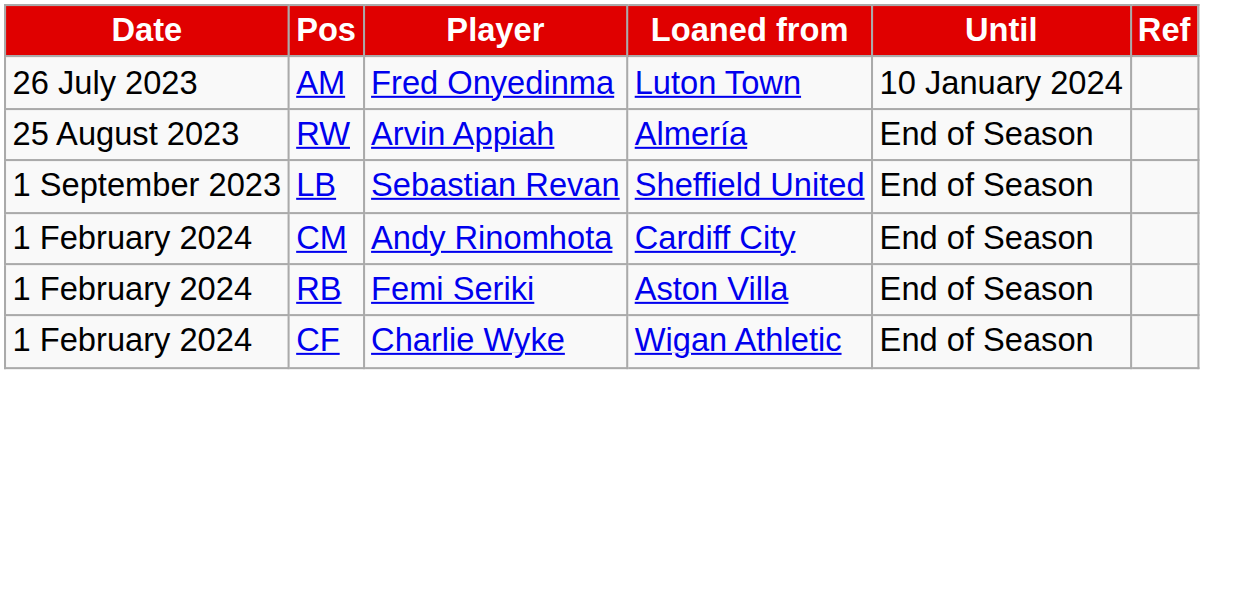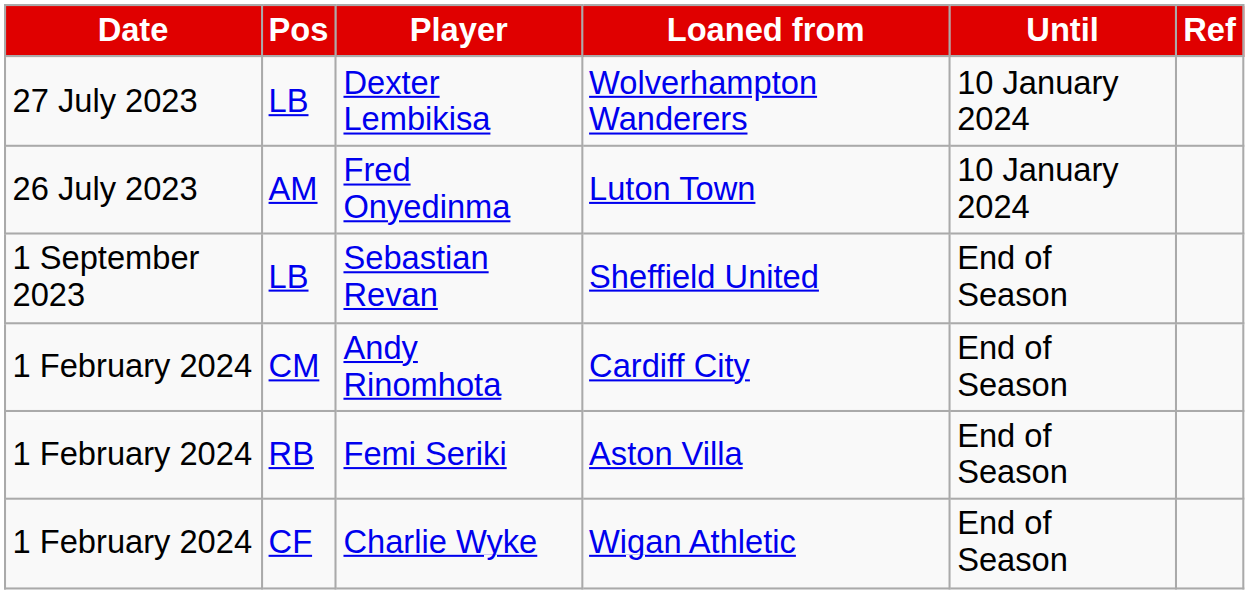+ row: (417, 100)
- row: (463, 133)
